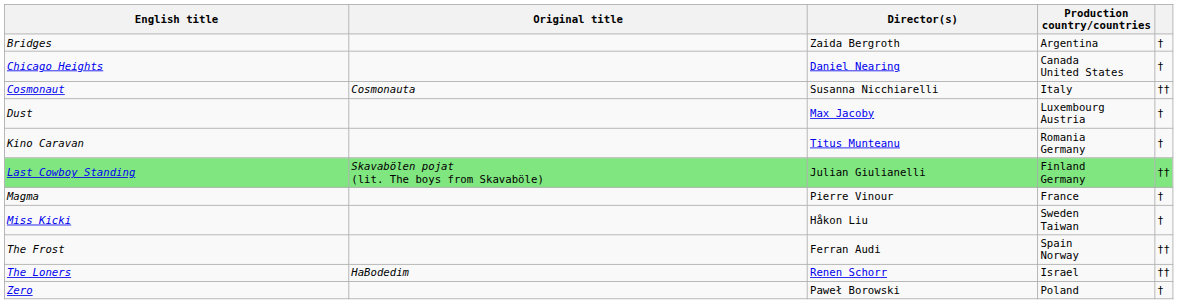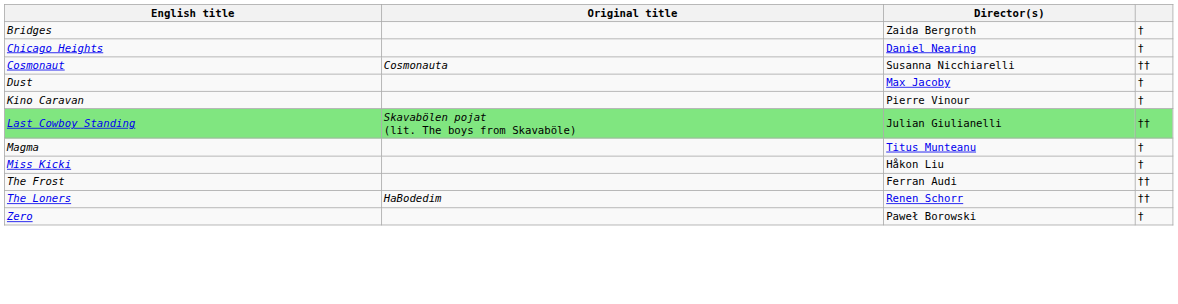- column: (1096, 19)
(855, 143) Titus Munteanu -> (928, 100) Pierre Vinour
(852, 196) Pierre Vinour -> (931, 147) Titus Munteanu
